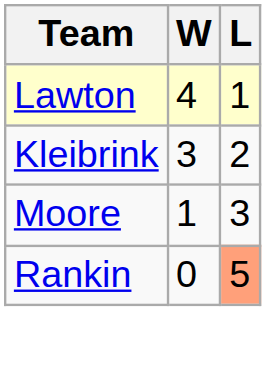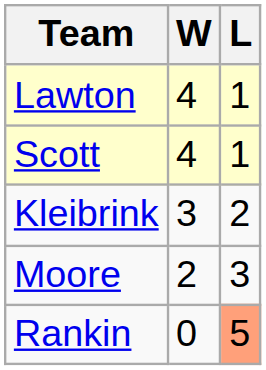+ row: (57, 154)
(187, 214) 1 -> (187, 273) 2
